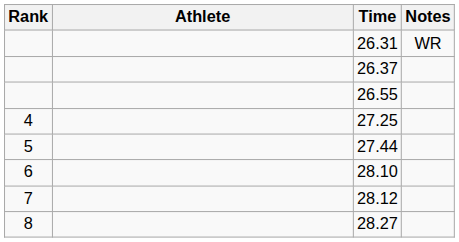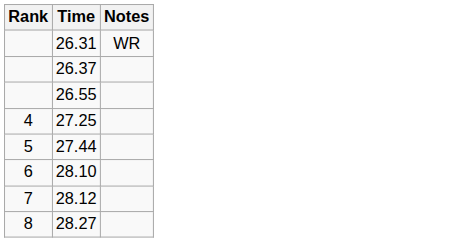- column: (203, 17)
